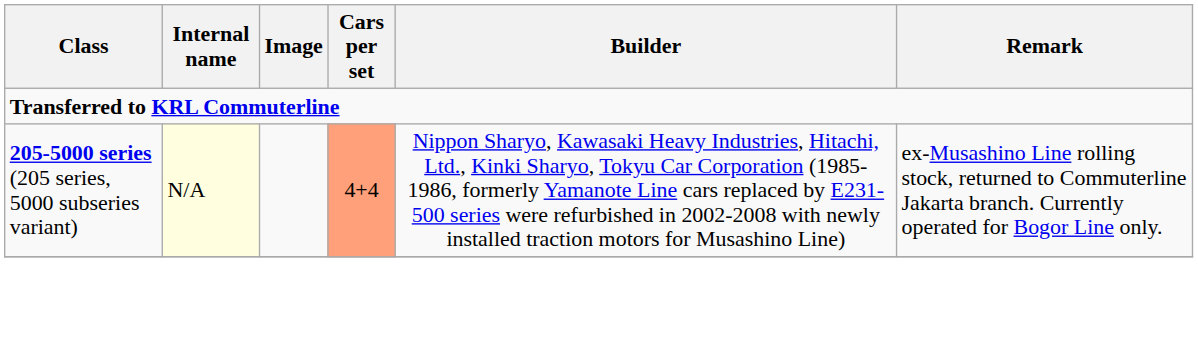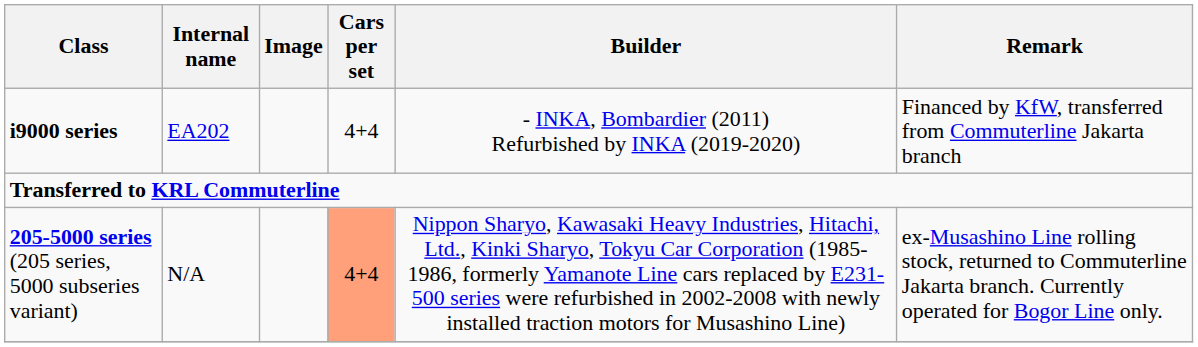+ row: (64, 130)
(186, 190) lightyellow background -> (186, 274) no background
